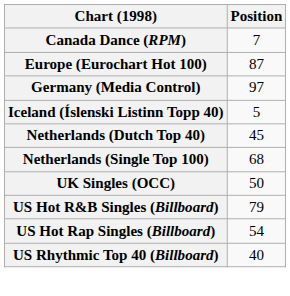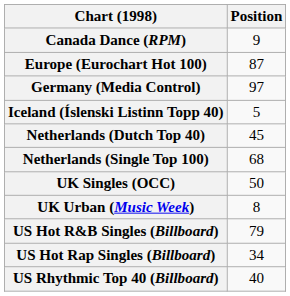(256, 40) 7 -> (256, 40) 9
+ row: (116, 207)
(256, 231) 54 -> (256, 254) 34
